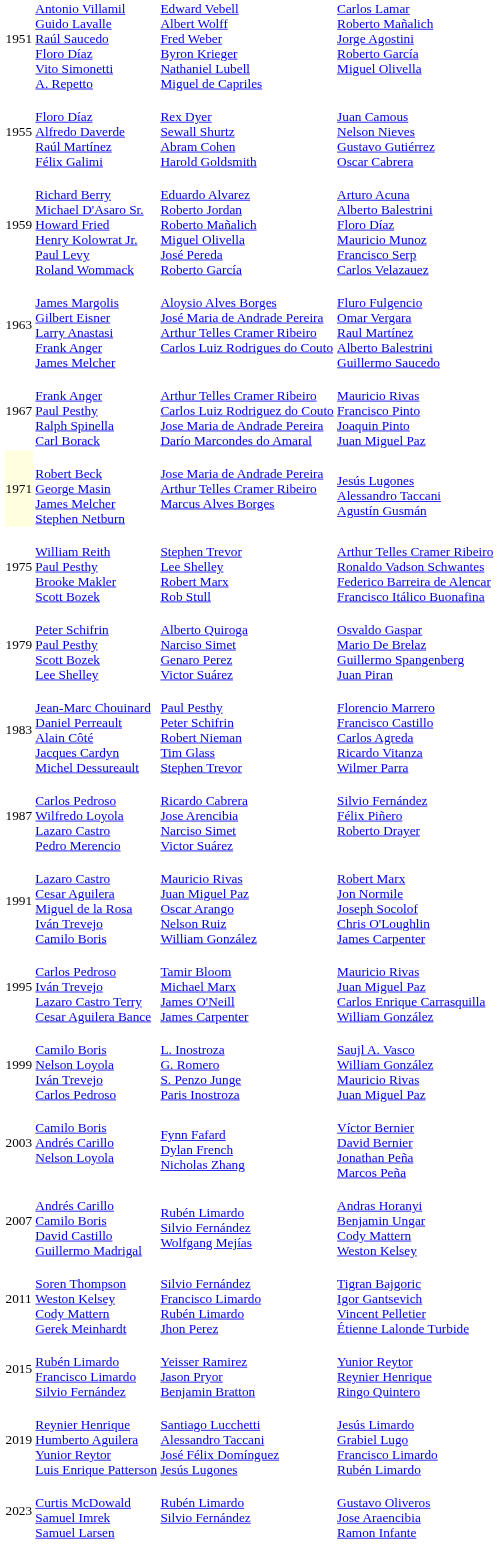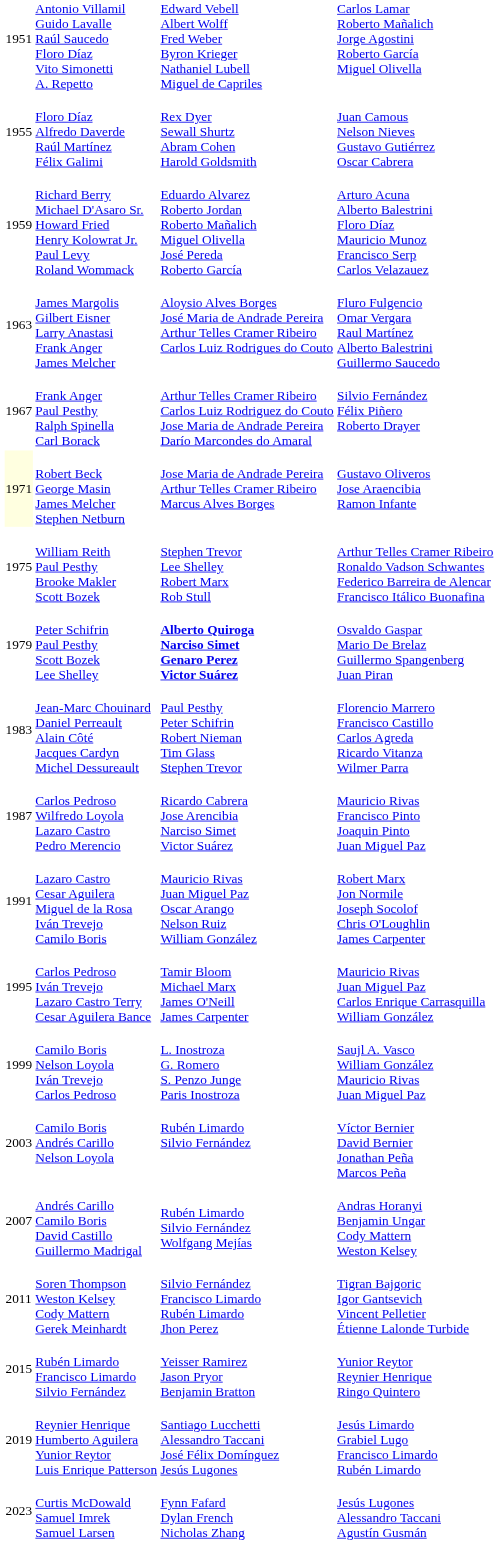(381, 418) Mauricio Rivas Francisco Pinto Joaquin Pinto Juan Miguel Paz -> (382, 410) Silvio Fernández Félix Piñero Roberto Drayer
(389, 496) Jesús Lugones Alessandro Taccani Agustín Gusmán -> (384, 488) Gustavo Oliveros Jose Araencibia Ramon Infante
(204, 652) normal -> (207, 652) bold
(382, 815) Silvio Fernández Félix Piñero Roberto Drayer -> (381, 823) Mauricio Rivas Francisco Pinto Joaquin Pinto Juan Miguel Paz
(203, 1150) Fynn Fafard Dylan French Nicholas Zhang -> (206, 1135) Rubén Limardo Silvio Fernández
(206, 1510) Rubén Limardo Silvio Fernández -> (203, 1517) Fynn Fafard Dylan French Nicholas Zhang
(384, 1517) Gustavo Oliveros Jose Araencibia Ramon Infante -> (389, 1517) Jesús Lugones Alessandro Taccani Agustín Gusmán
